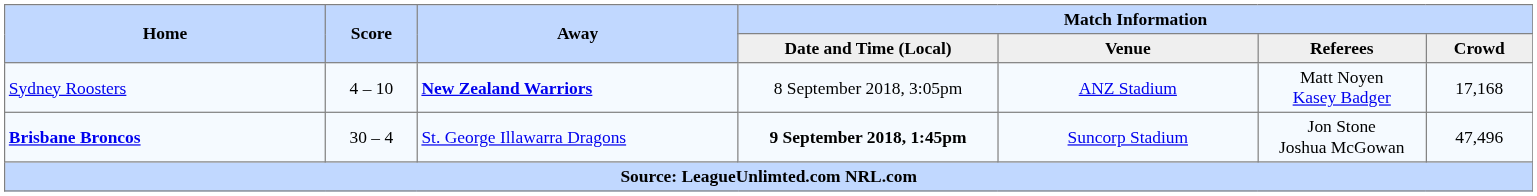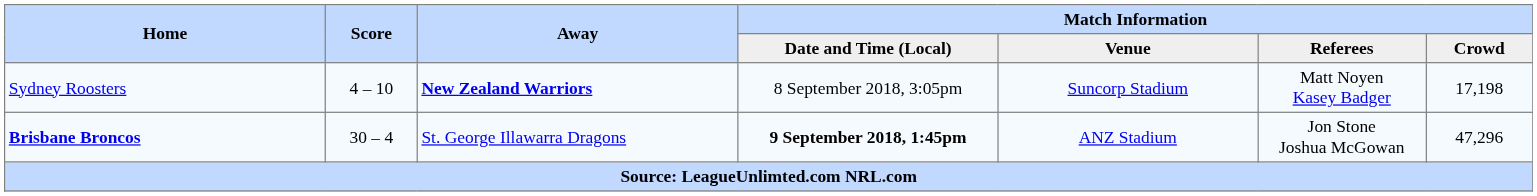(1128, 87) ANZ Stadium -> (1128, 87) Suncorp Stadium
(1479, 87) 17,168 -> (1479, 87) 17,198
(1128, 136) Suncorp Stadium -> (1128, 136) ANZ Stadium
(1479, 136) 47,496 -> (1479, 136) 47,296
